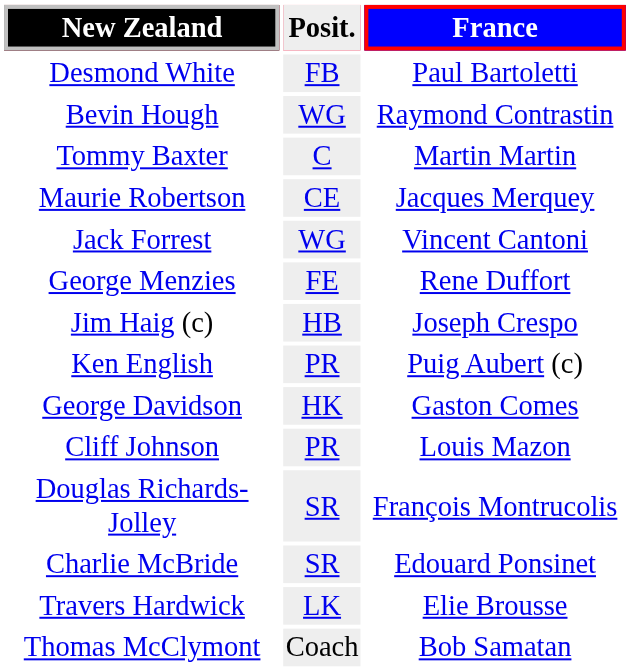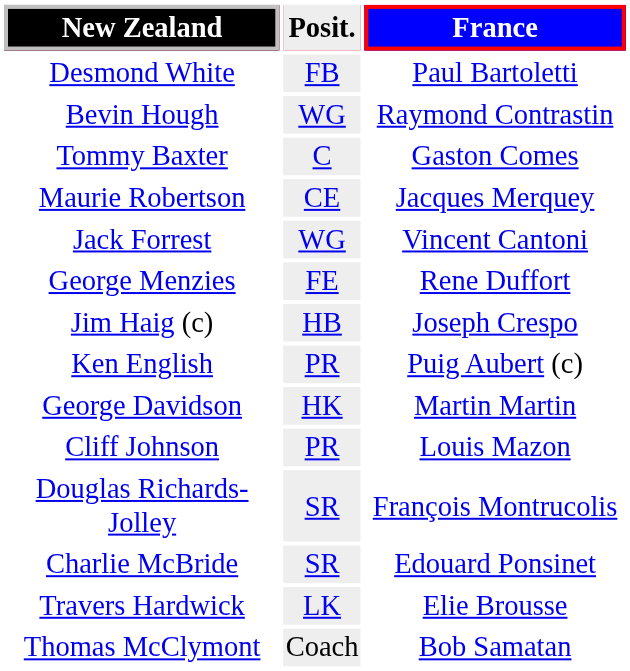(495, 155) Martin Martin -> (495, 155) Gaston Comes
(495, 405) Gaston Comes -> (495, 405) Martin Martin
